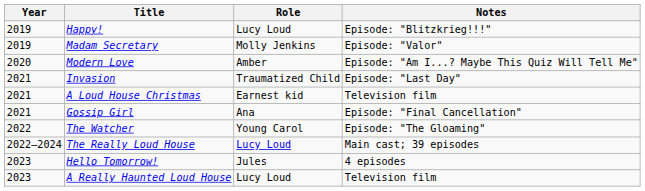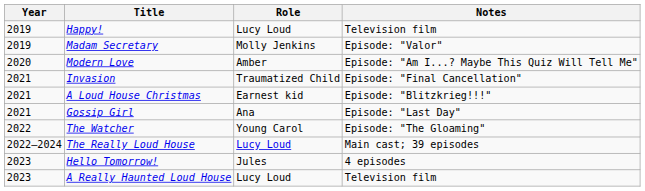(418, 29) Episode: "Blitzkrieg!!!" -> (391, 29) Television film
(403, 79) Episode: "Last Day" -> (433, 79) Episode: "Final Cancellation"
(391, 95) Television film -> (418, 95) Episode: "Blitzkrieg!!!"
(433, 112) Episode: "Final Cancellation" -> (403, 112) Episode: "Last Day"
